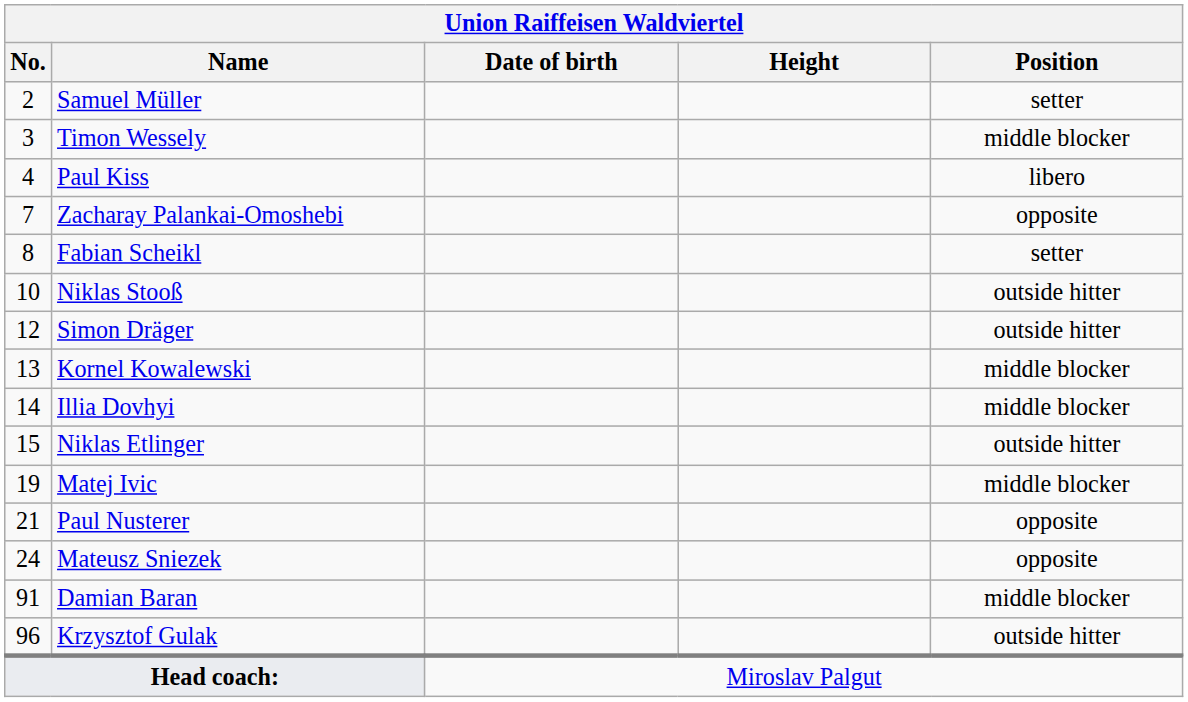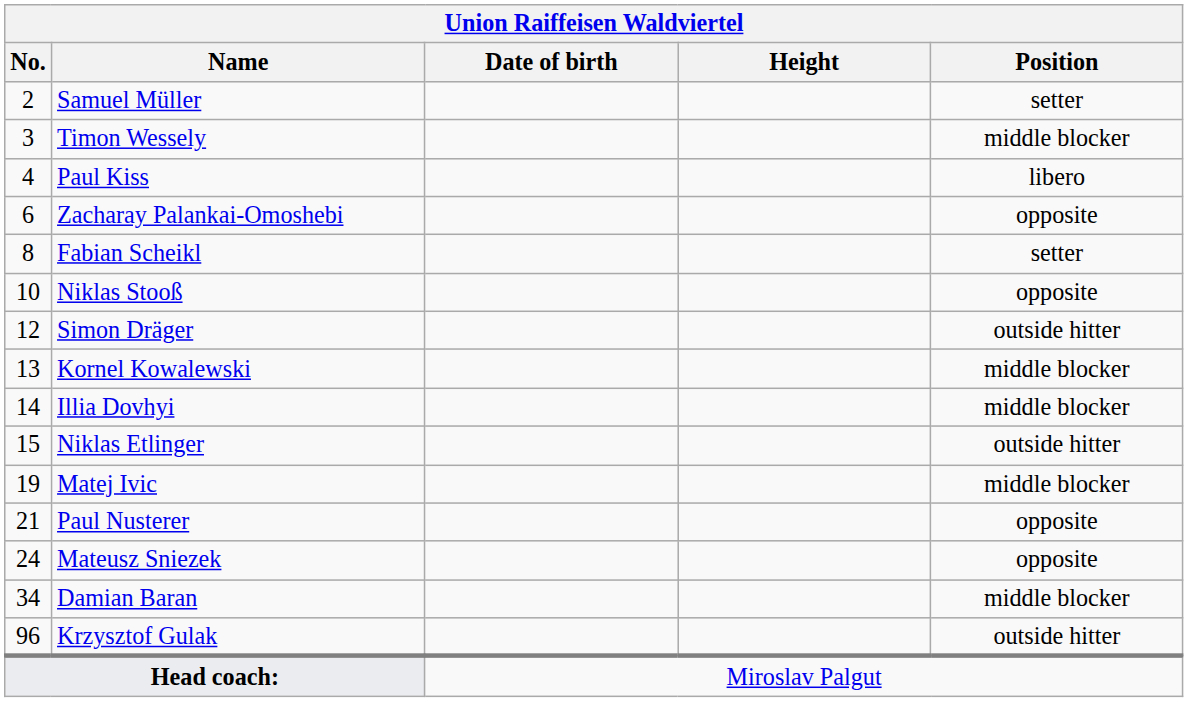(28, 215) 7 -> (28, 215) 6
(1057, 291) outside hitter -> (1057, 291) opposite
(28, 598) 91 -> (28, 598) 34
